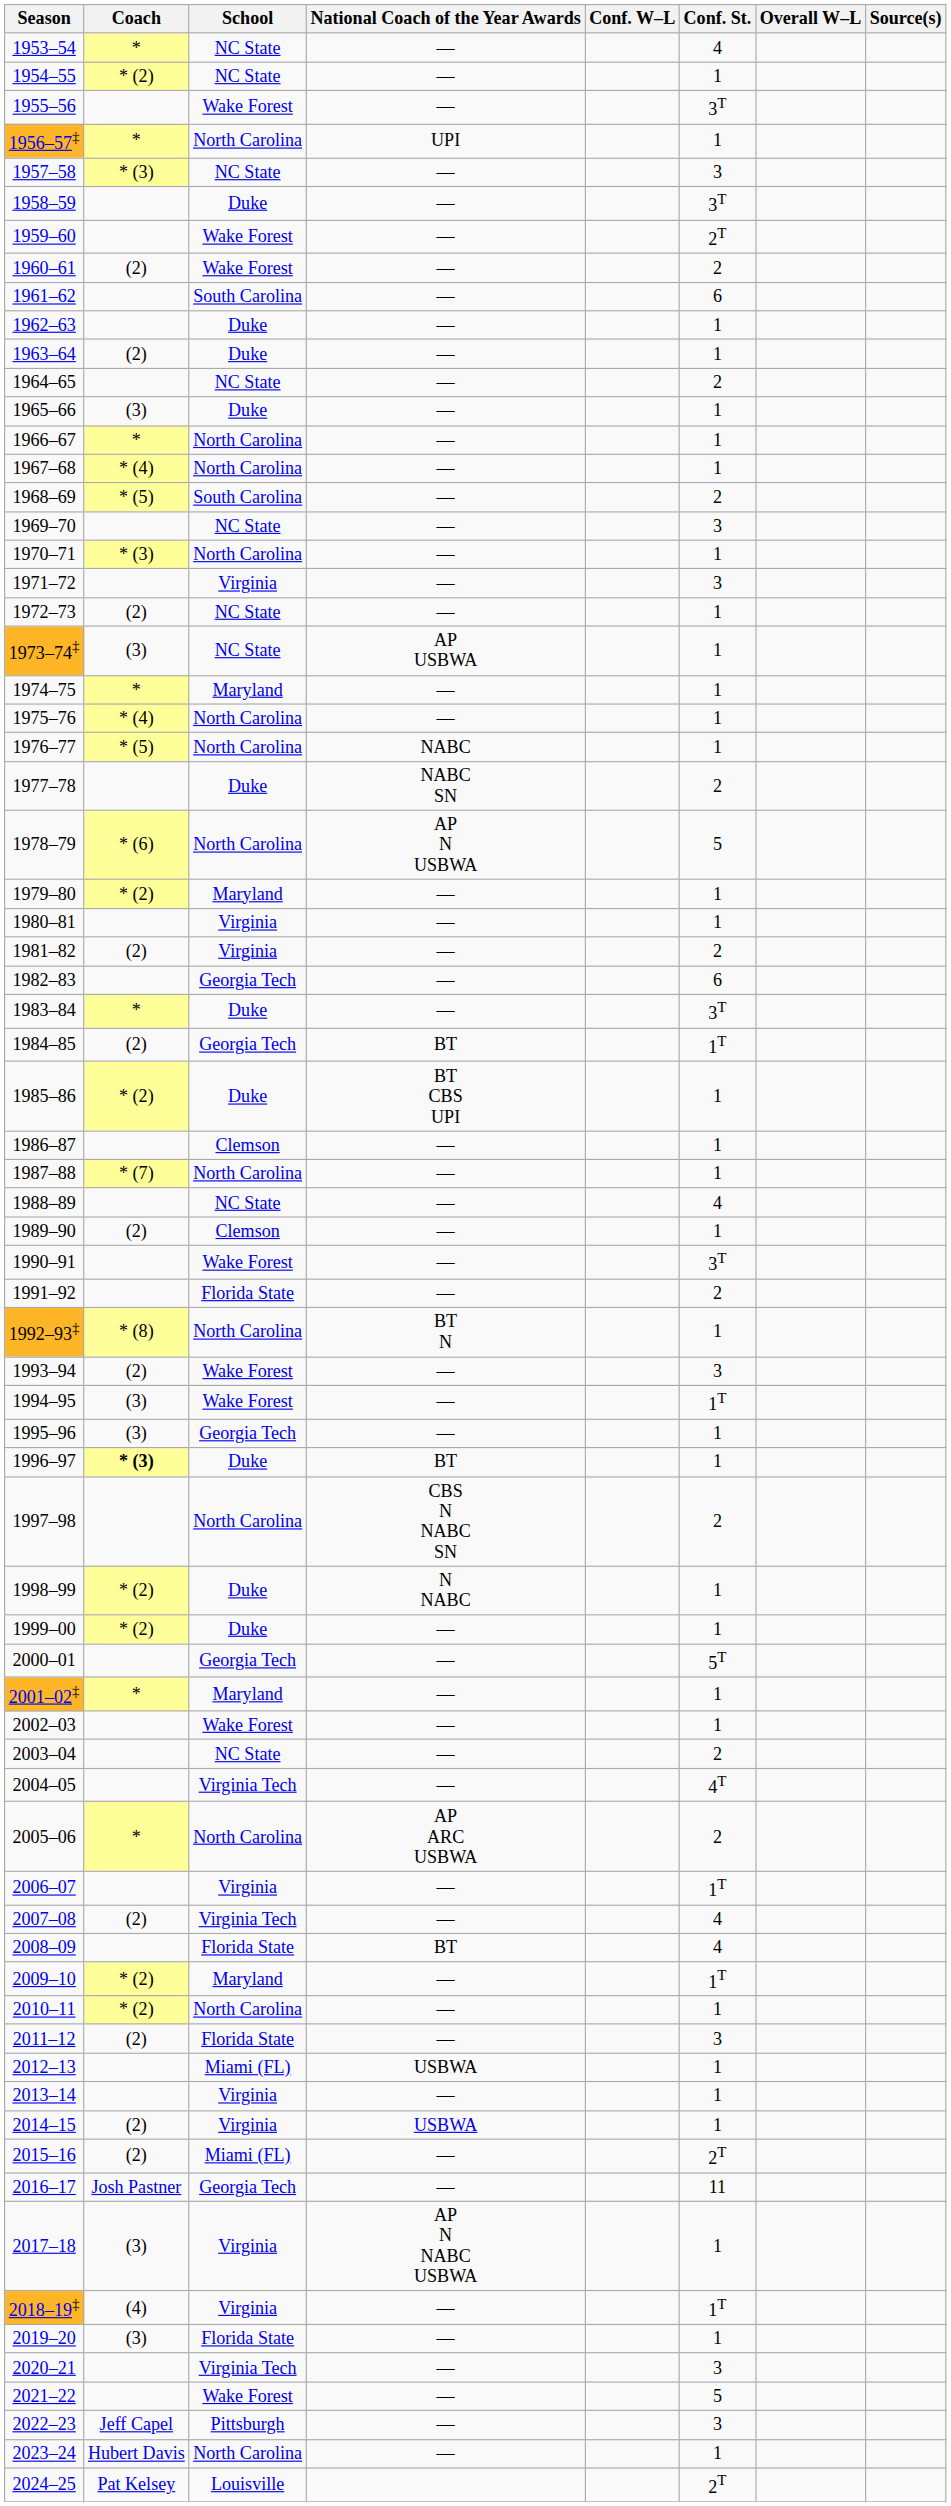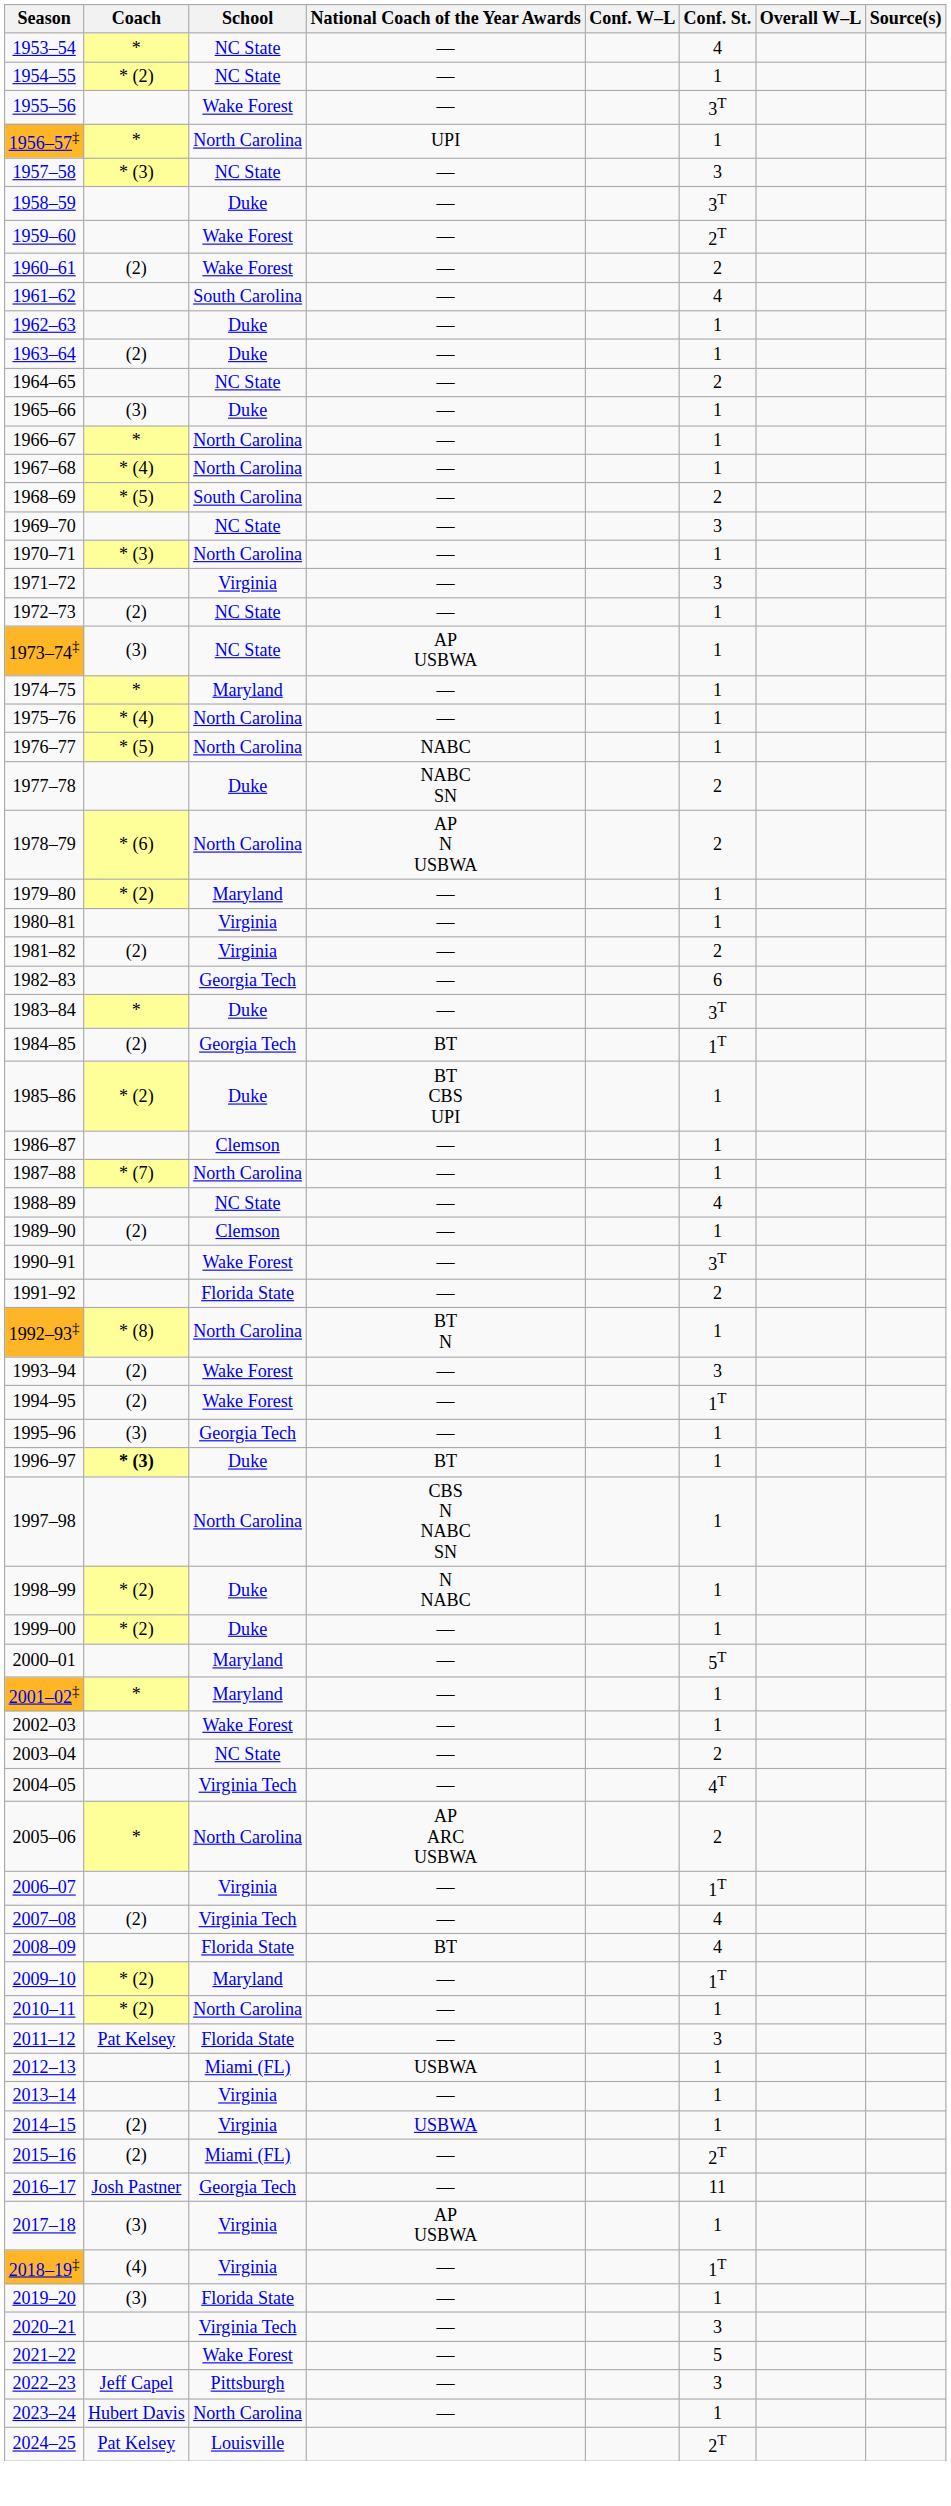(717, 296) 6 -> (717, 296) 4
(717, 844) 5 -> (717, 844) 2
(136, 1402) (3) -> (136, 1402) (2)
(717, 1521) 2 -> (717, 1521) 1
(248, 1660) Georgia Tech -> (248, 1660) Maryland
(136, 2038) (2) -> (136, 2038) Pat Kelsey
(446, 2246) AP N NABC USBWA -> (446, 2225) AP USBWA
